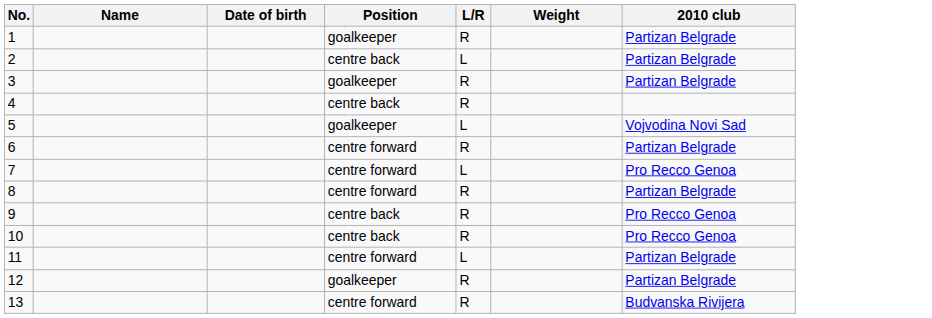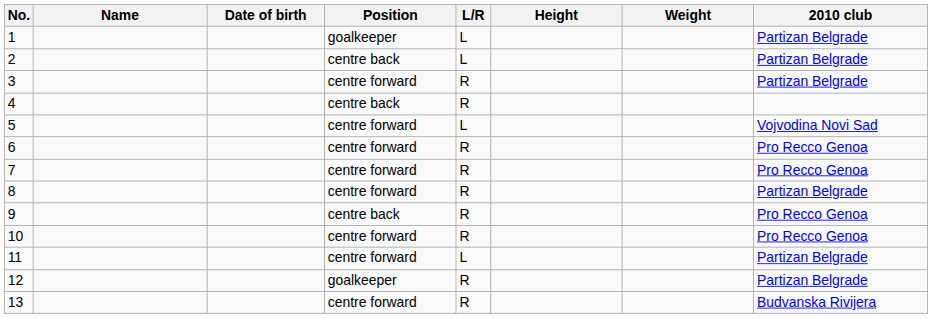+ column: (556, 15)
(464, 37) R -> (463, 37) L
(362, 81) goalkeeper -> (372, 81) centre forward
(362, 125) goalkeeper -> (372, 125) centre forward
(681, 147) Partizan Belgrade -> (812, 147) Pro Recco Genoa
(463, 170) L -> (464, 170) R
(364, 236) centre back -> (372, 236) centre forward
